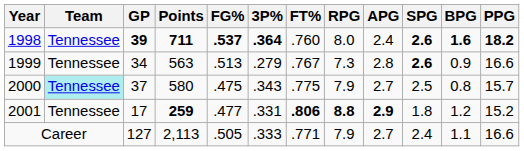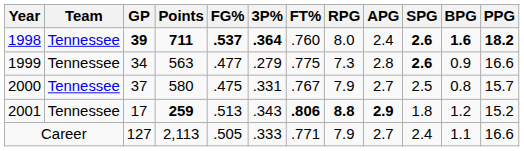(228, 63) .513 -> (228, 63) .477
(305, 63) .767 -> (305, 63) .775
(84, 87) paleturquoise background -> (84, 87) no background
(267, 87) .343 -> (267, 87) .331
(305, 87) .775 -> (305, 87) .767
(228, 110) .477 -> (228, 110) .513
(267, 110) .331 -> (267, 110) .343
